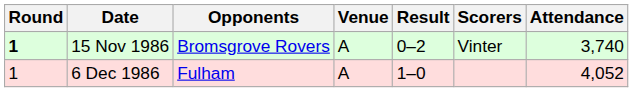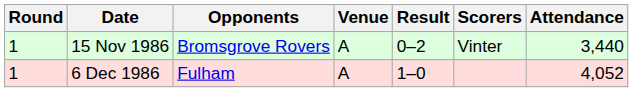(13, 45) bold -> (13, 45) normal
(602, 45) 3,740 -> (602, 45) 3,440
